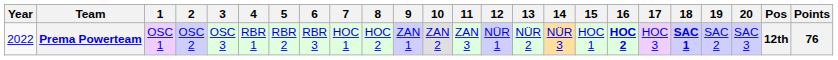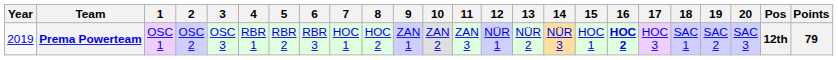(20, 39) 2022 -> (20, 39) 2019
(686, 39) bold -> (686, 39) normal
(812, 39) 76 -> (811, 39) 79
